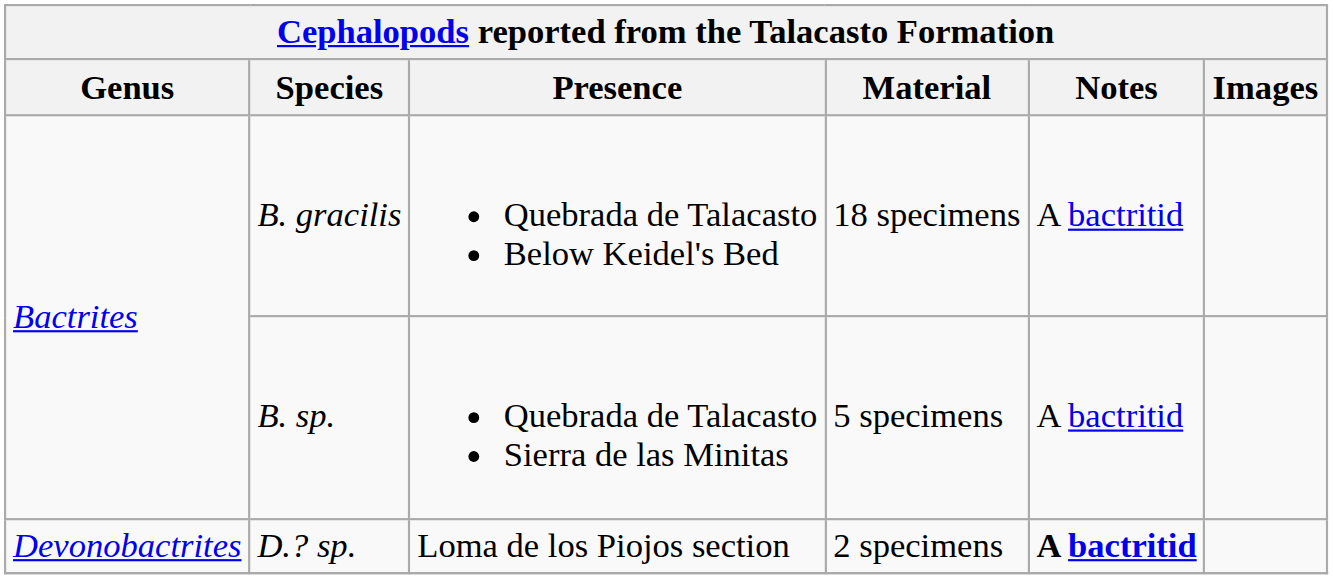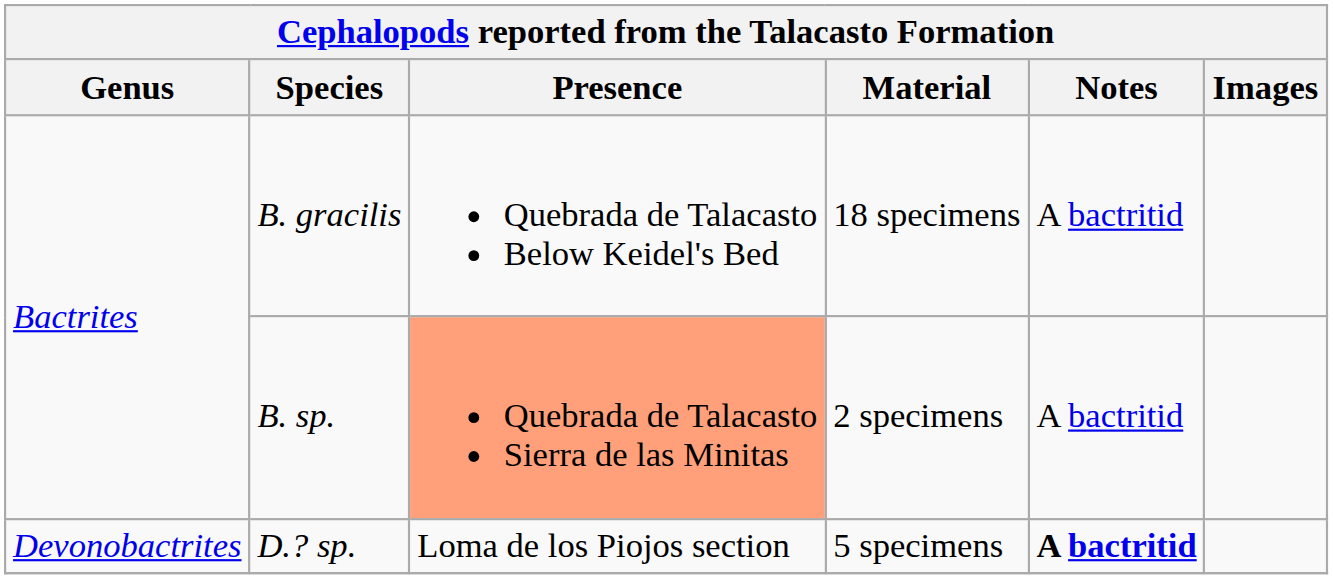(617, 437) no background -> (617, 437) lightsalmon background
(918, 416) 5 specimens -> (918, 416) 2 specimens
(918, 544) 2 specimens -> (918, 544) 5 specimens
